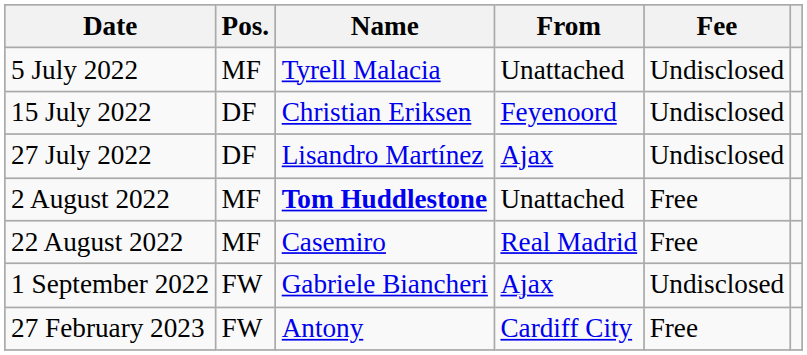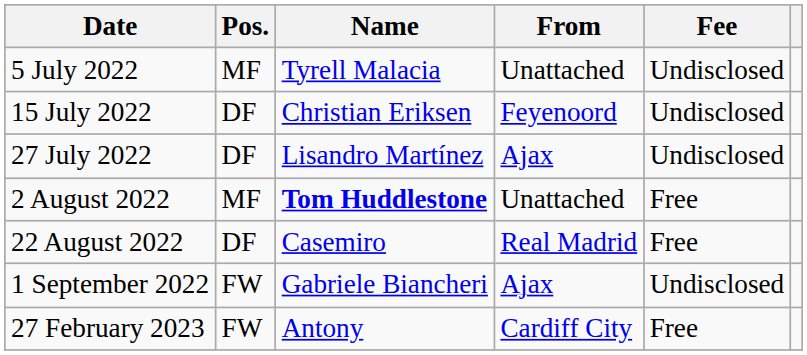(241, 241) MF -> (239, 241) DF
